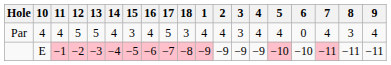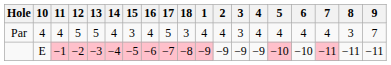(304, 32) 0 -> (304, 32) 4
(374, 32) 4 -> (374, 32) 7
